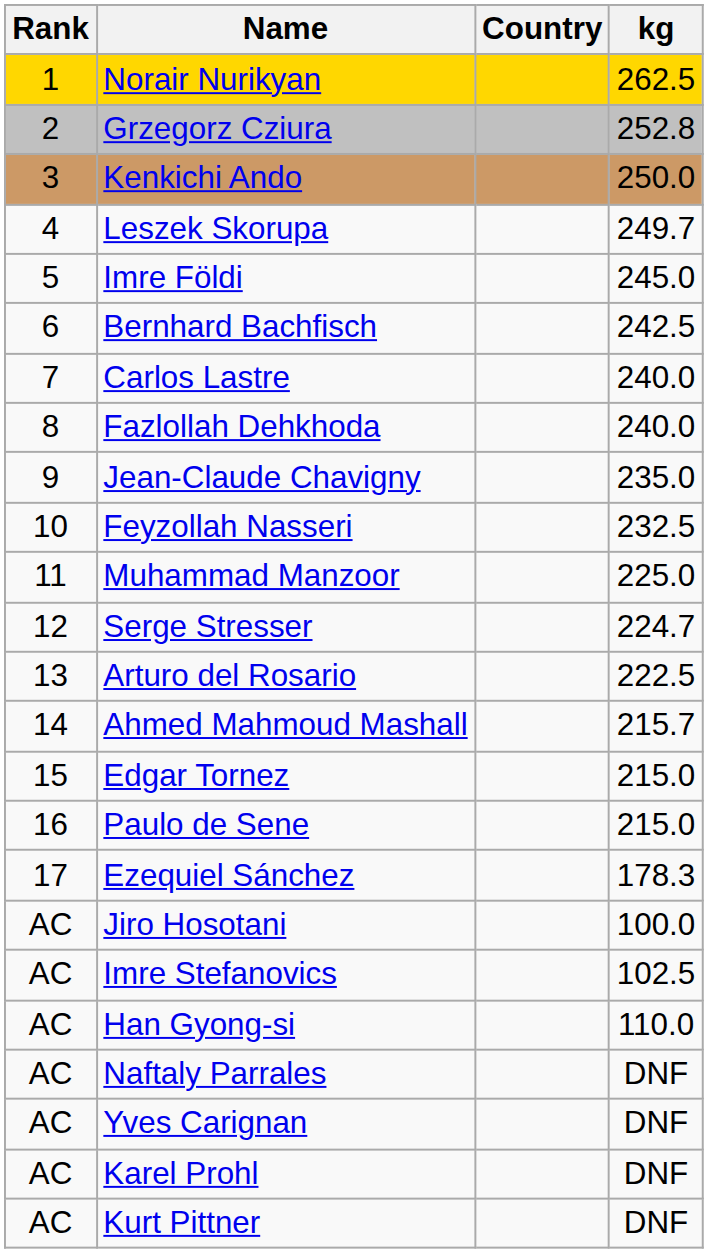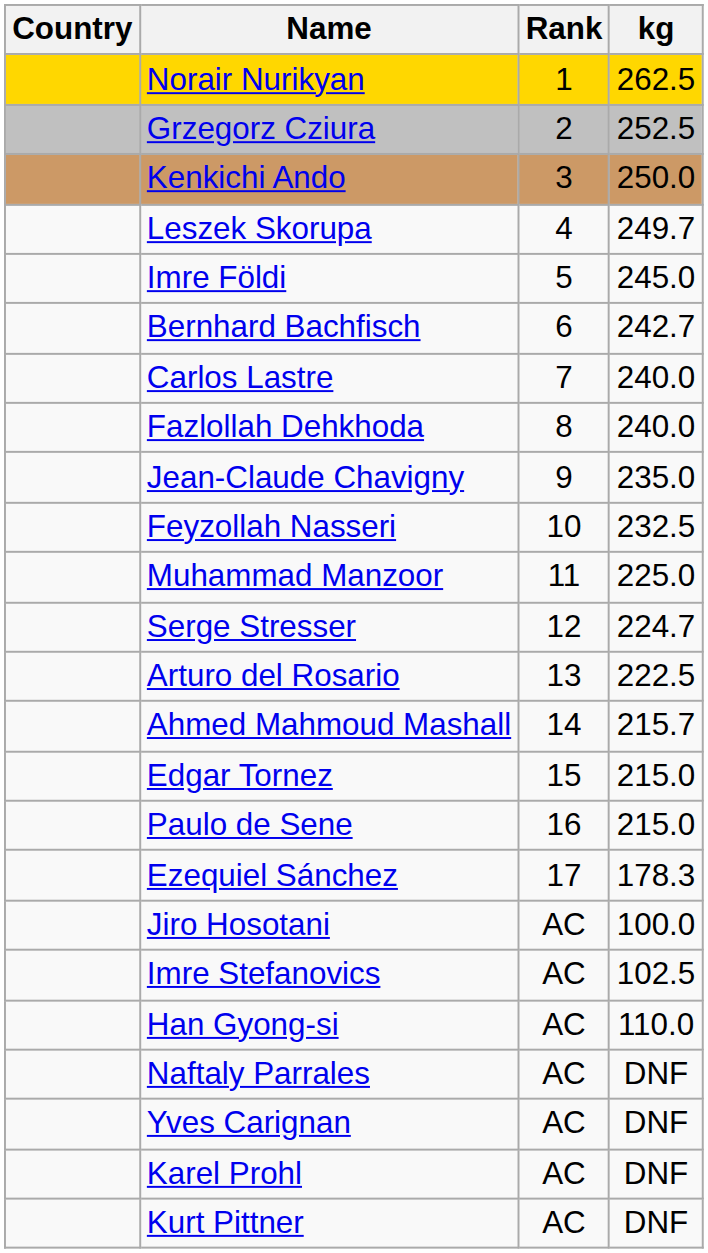columns swapped: (51, 29) <-> (542, 29)
(656, 128) 252.8 -> (656, 128) 252.5
(656, 327) 242.5 -> (656, 327) 242.7
